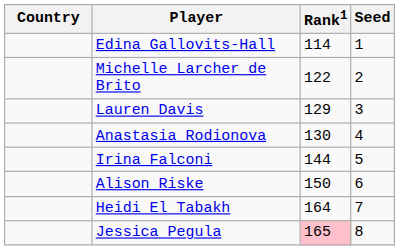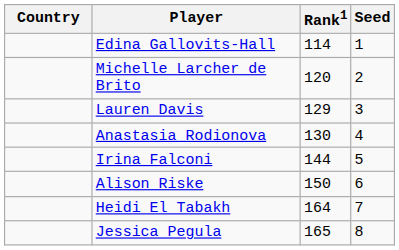(318, 78) 122 -> (318, 78) 120
(318, 233) pink background -> (318, 233) no background
